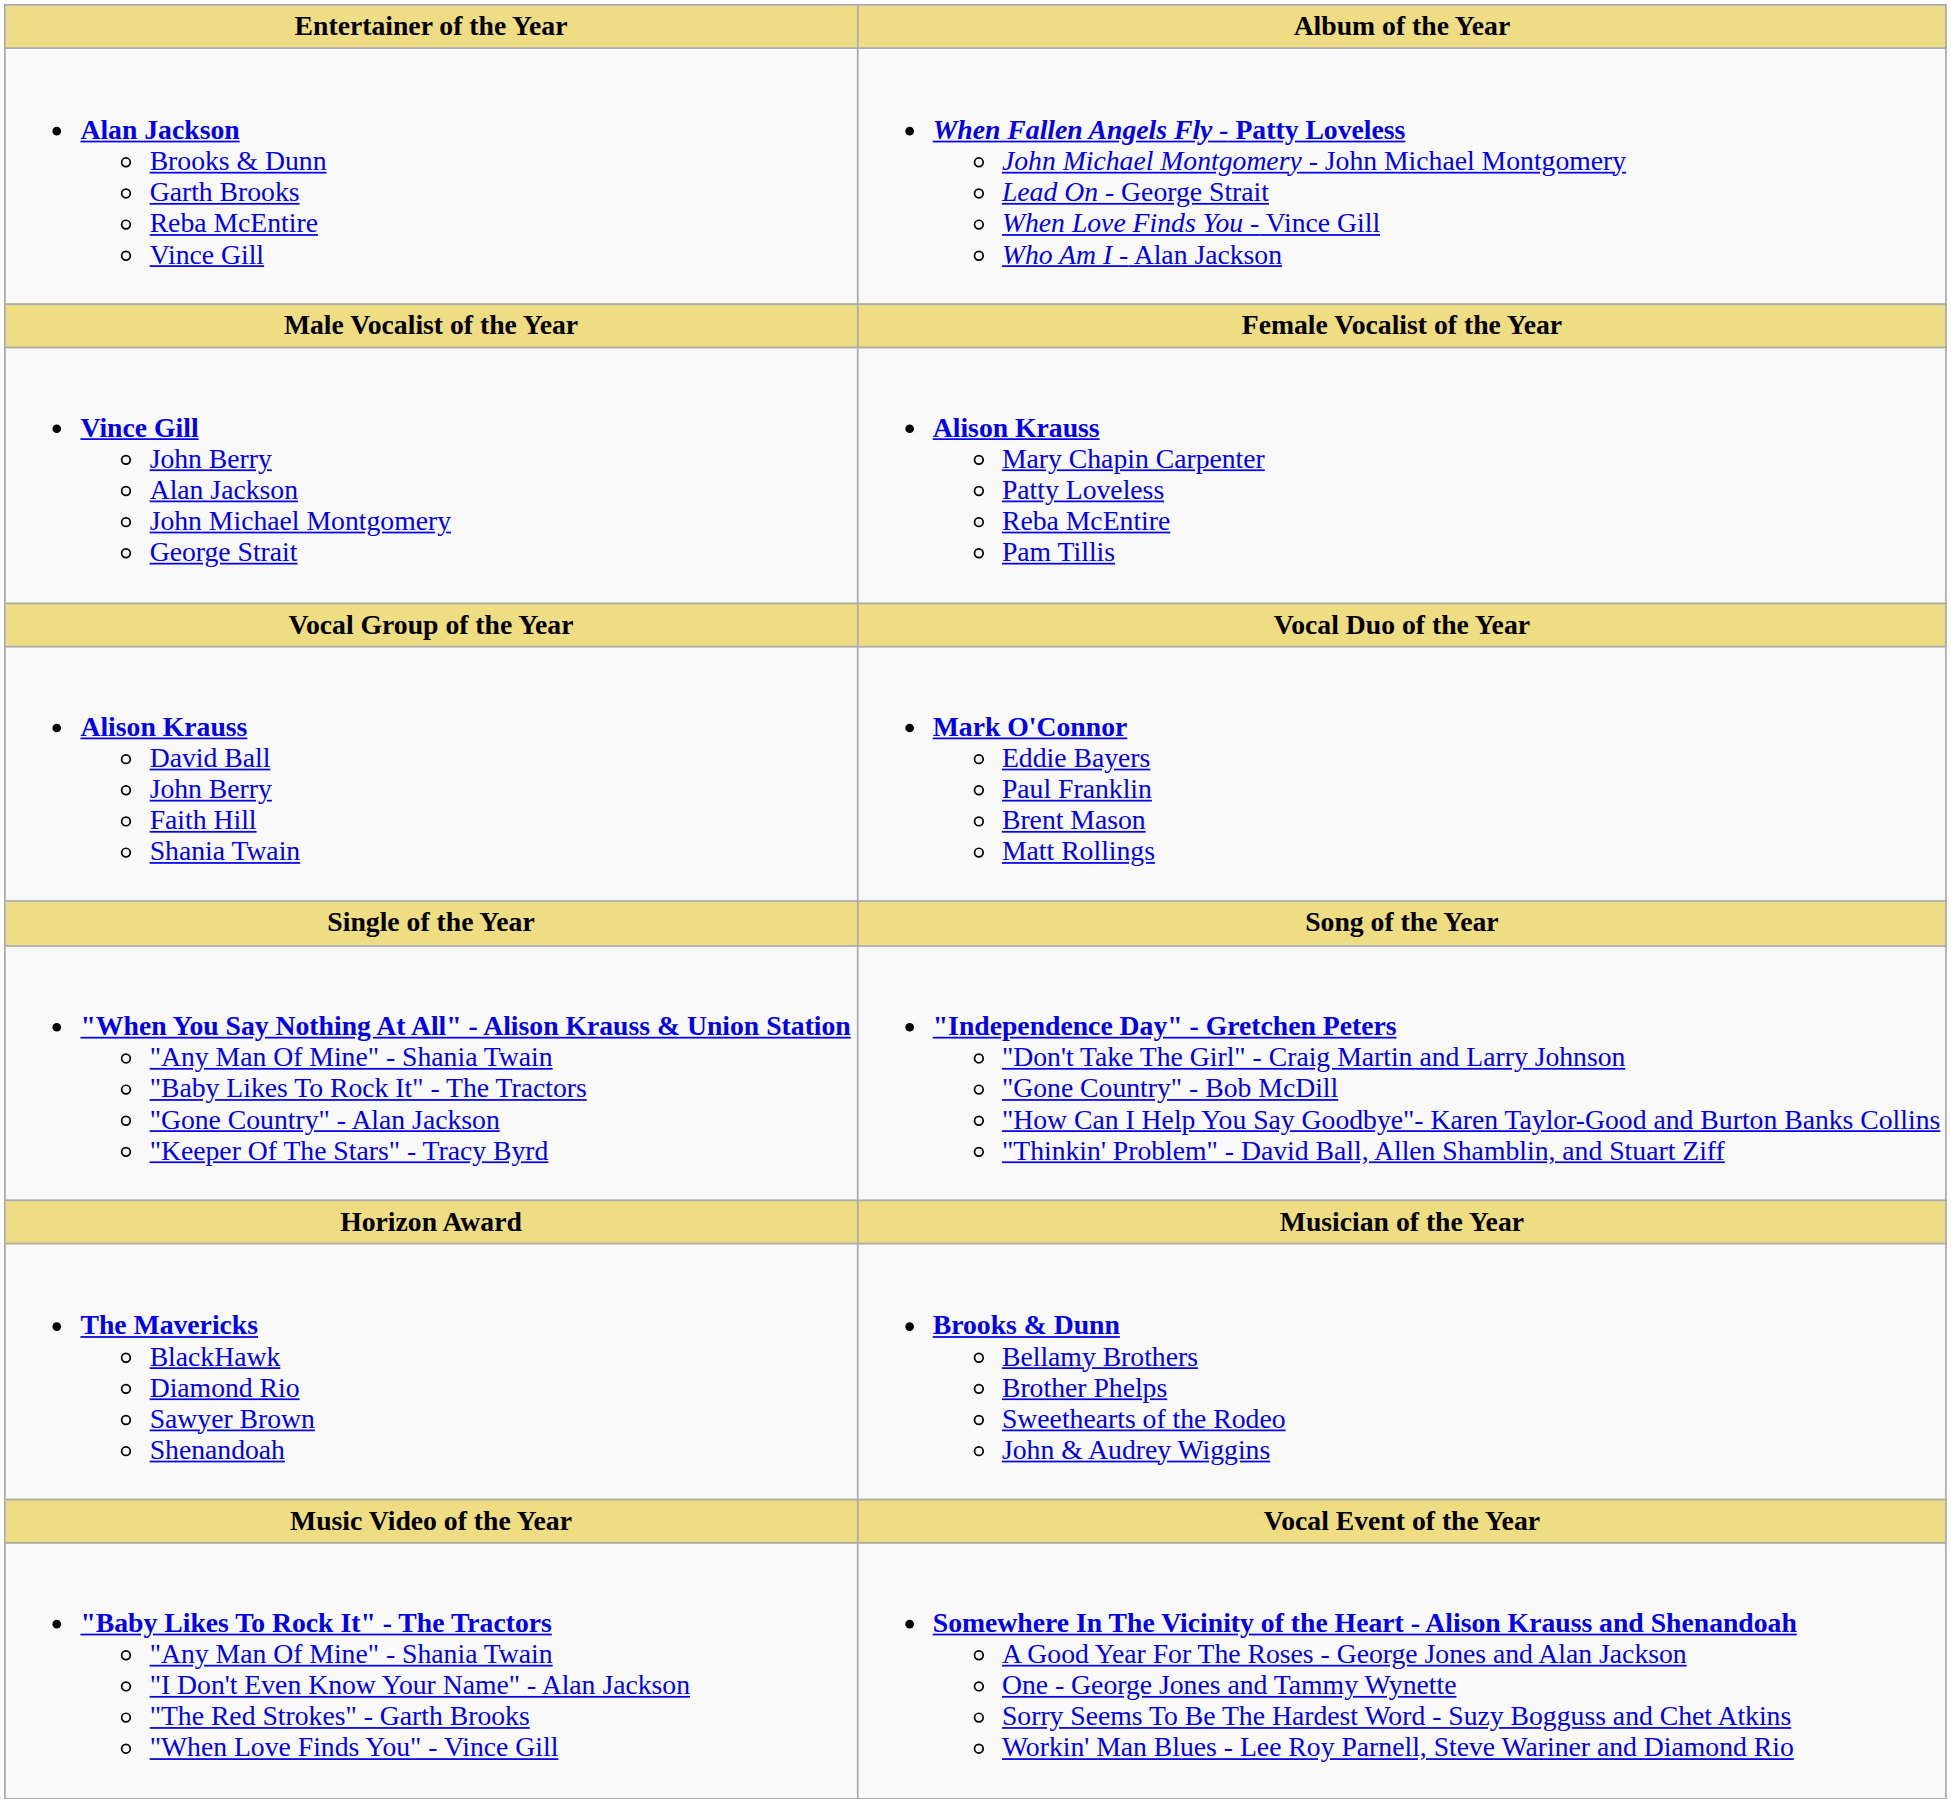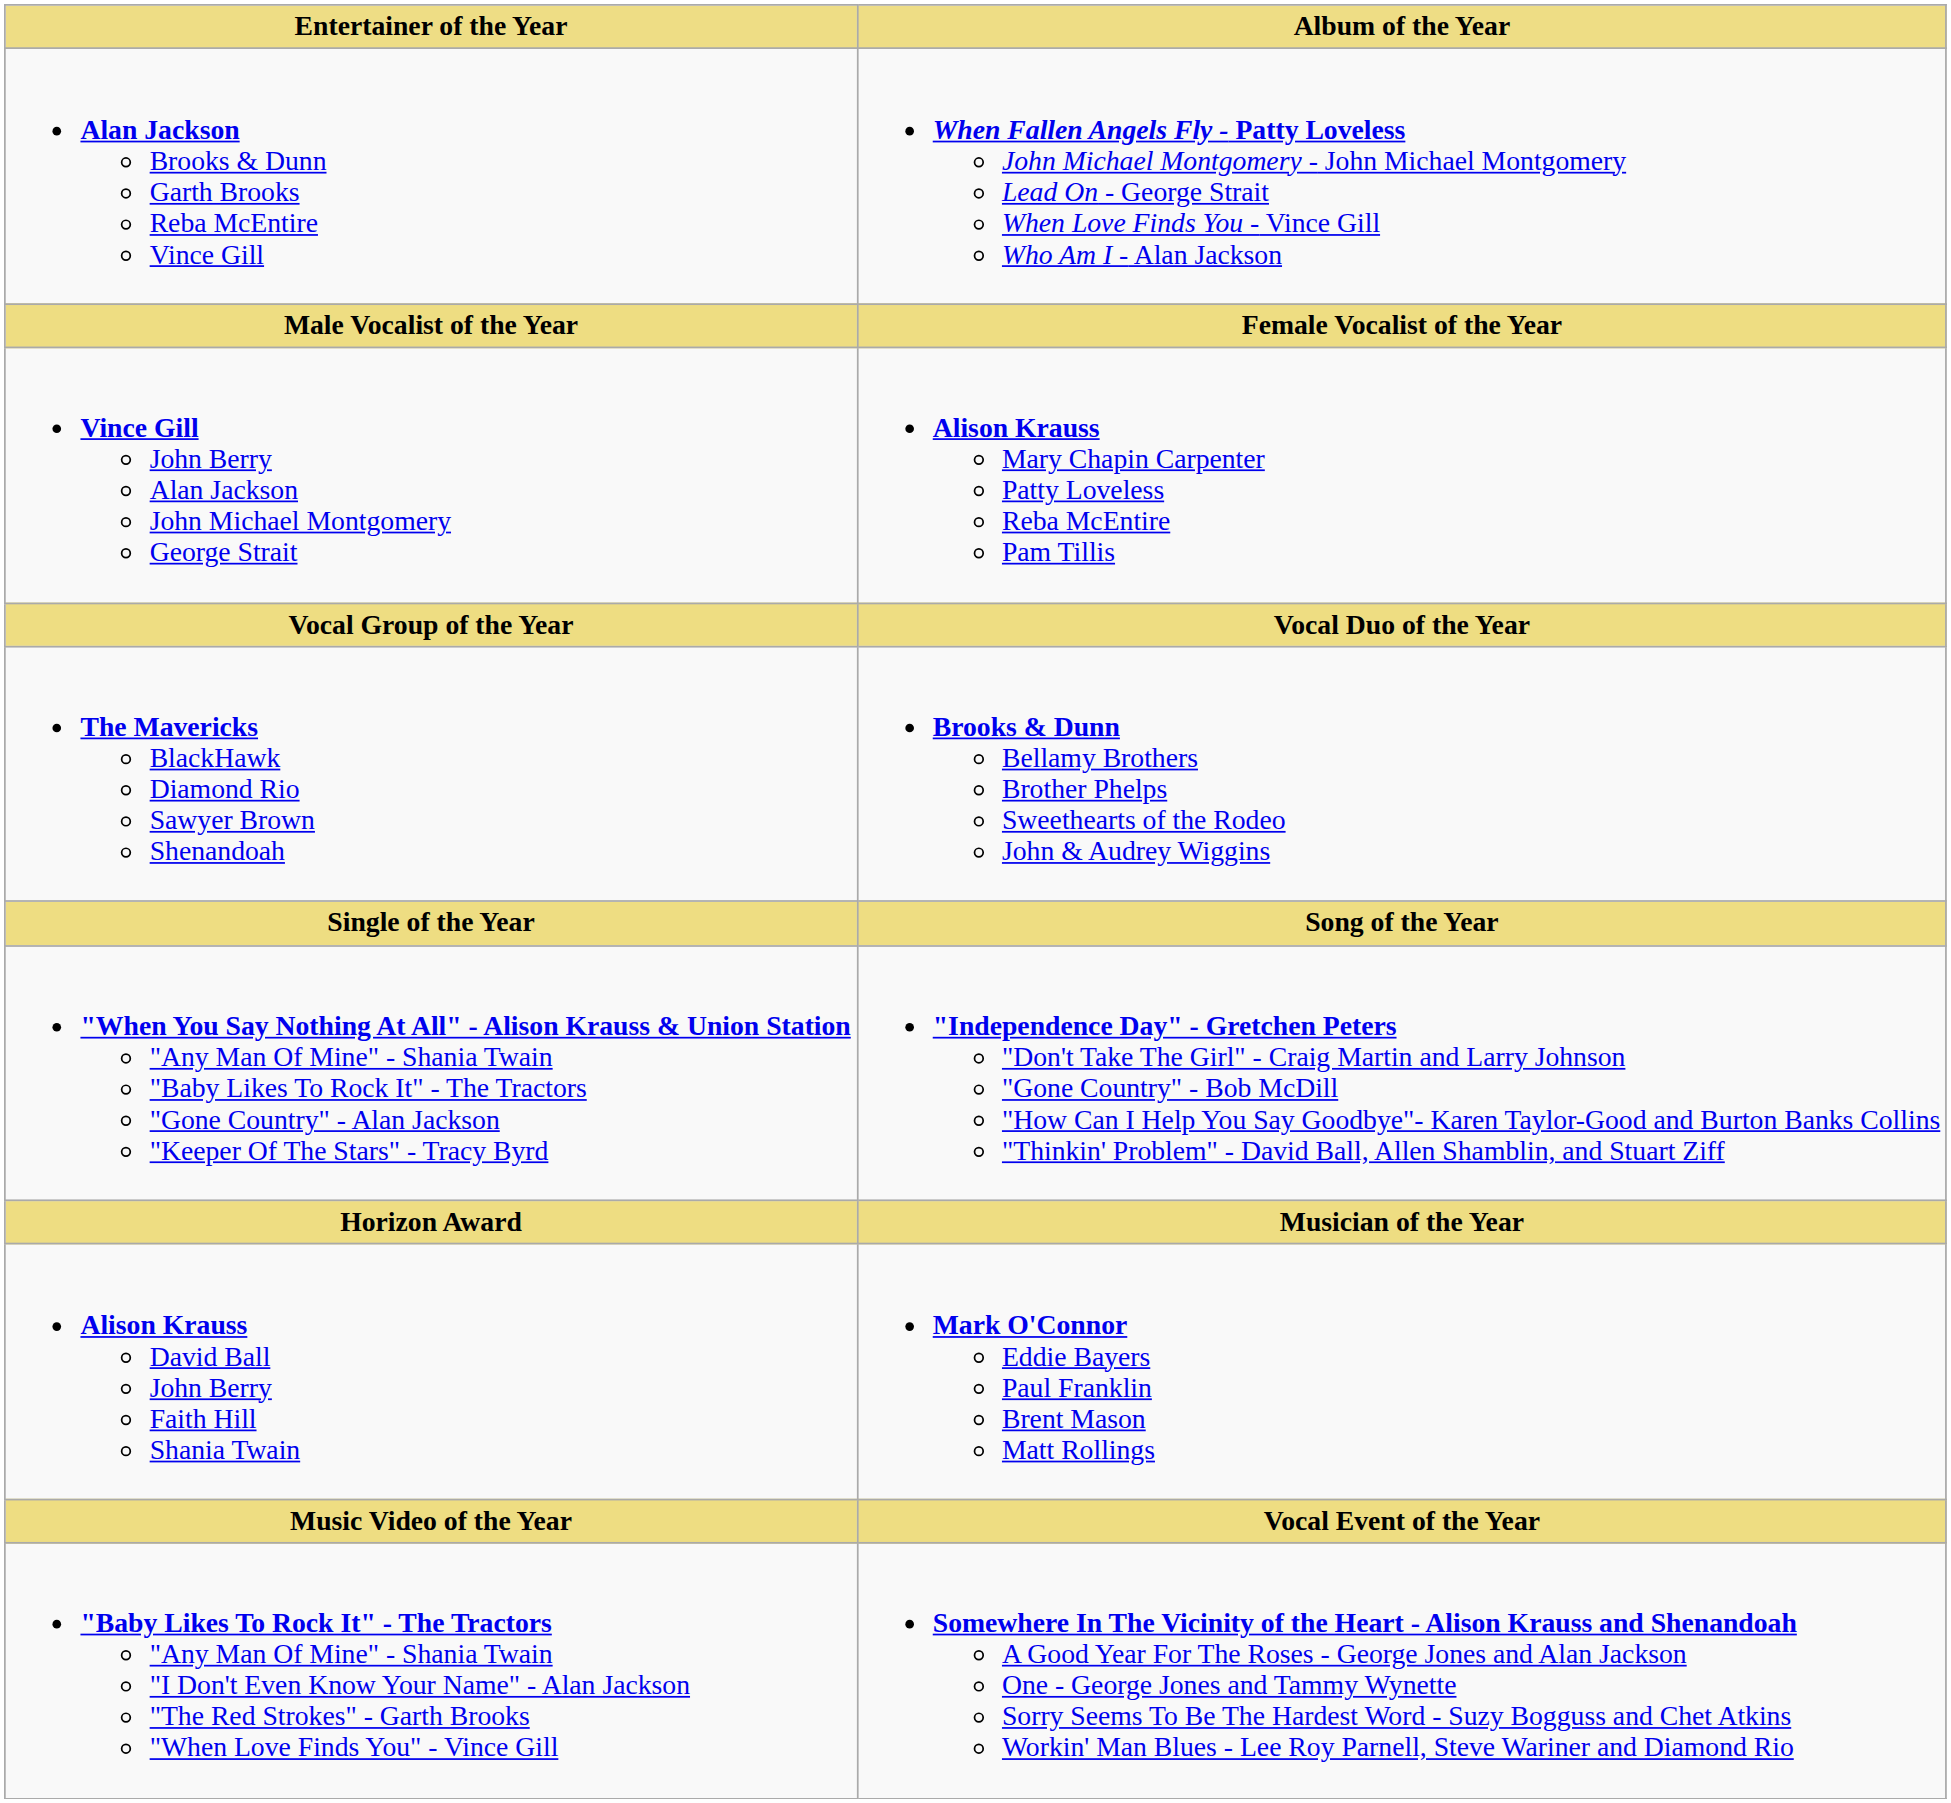rows swapped: (431, 1387) <-> (431, 790)
